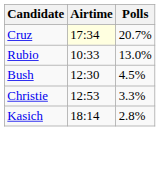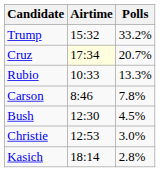+ row: (25, 34)
(135, 55) 13.0% -> (135, 75) 13.3%
+ row: (25, 95)
(132, 95) 3.3% -> (132, 136) 3.0%
